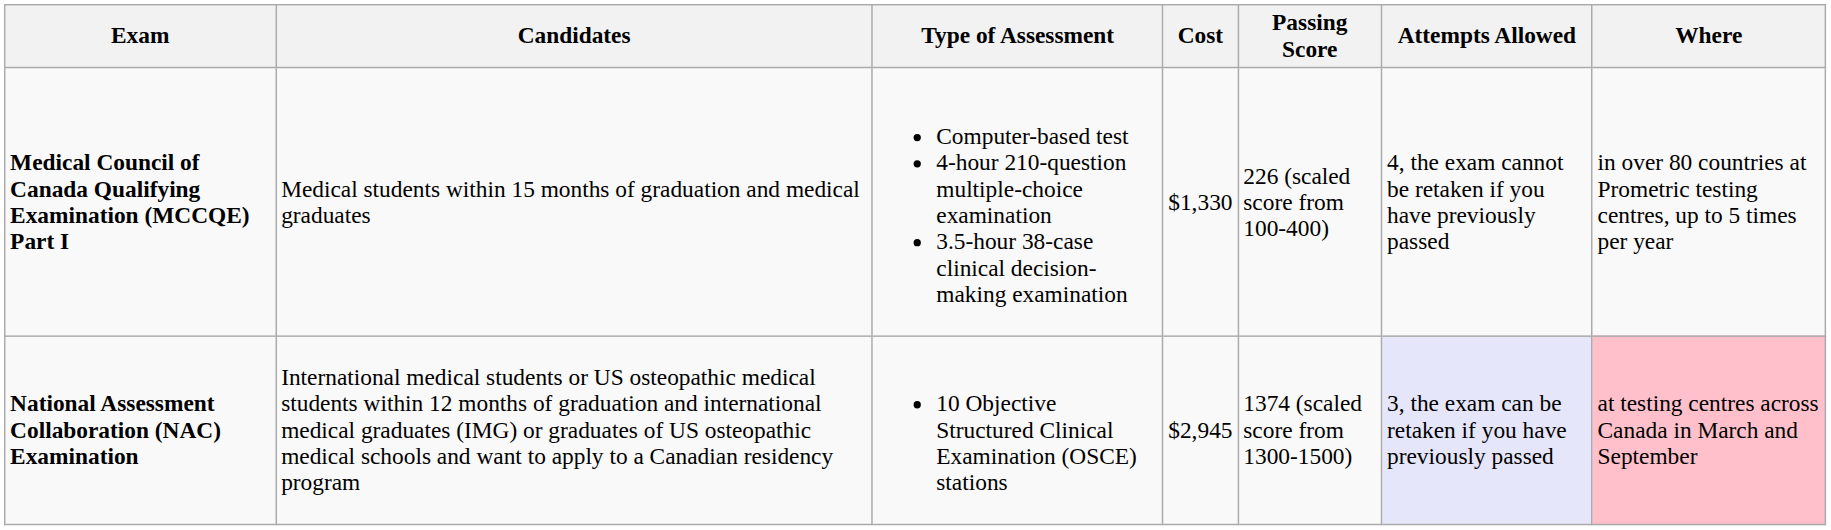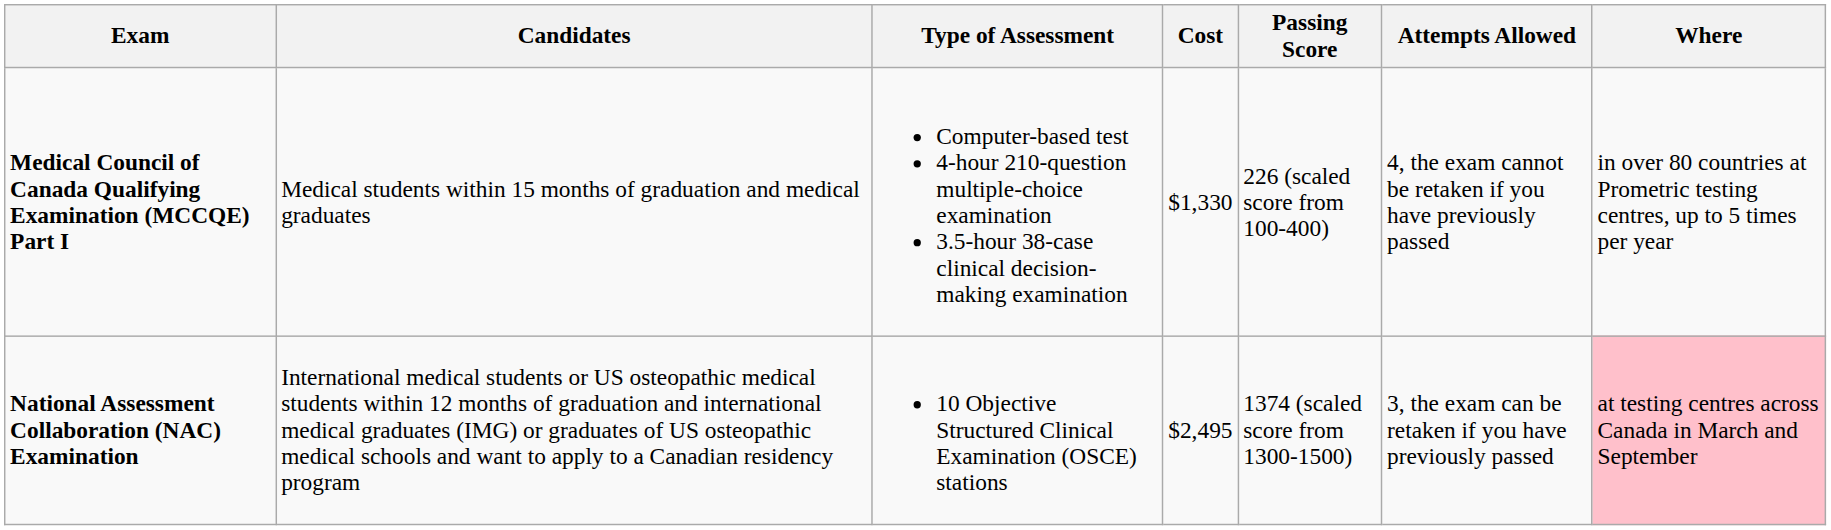(1200, 429) $2,945 -> (1200, 429) $2,495
(1477, 429) lavender background -> (1477, 429) no background
